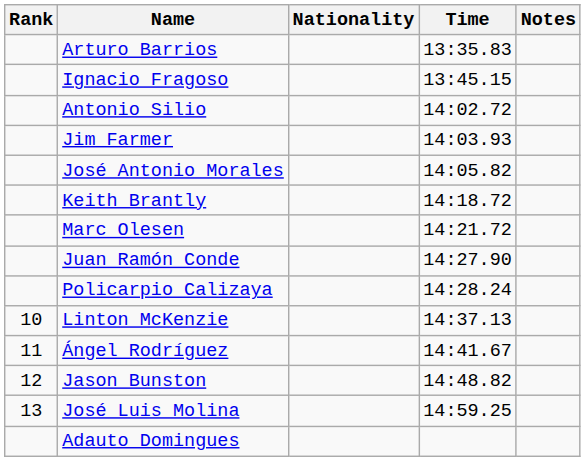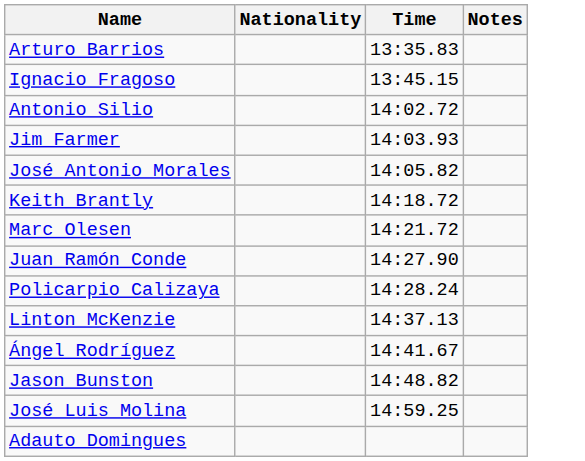- column: (31, 20)
